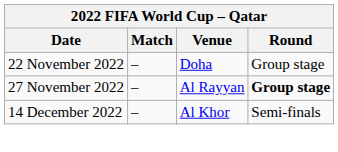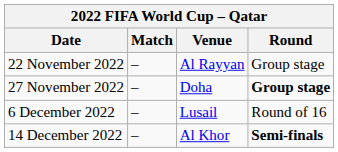(196, 64) Doha -> (212, 64) Al Rayyan
(212, 87) Al Rayyan -> (196, 87) Doha
+ row: (61, 111)
(286, 111) normal -> (287, 135) bold
